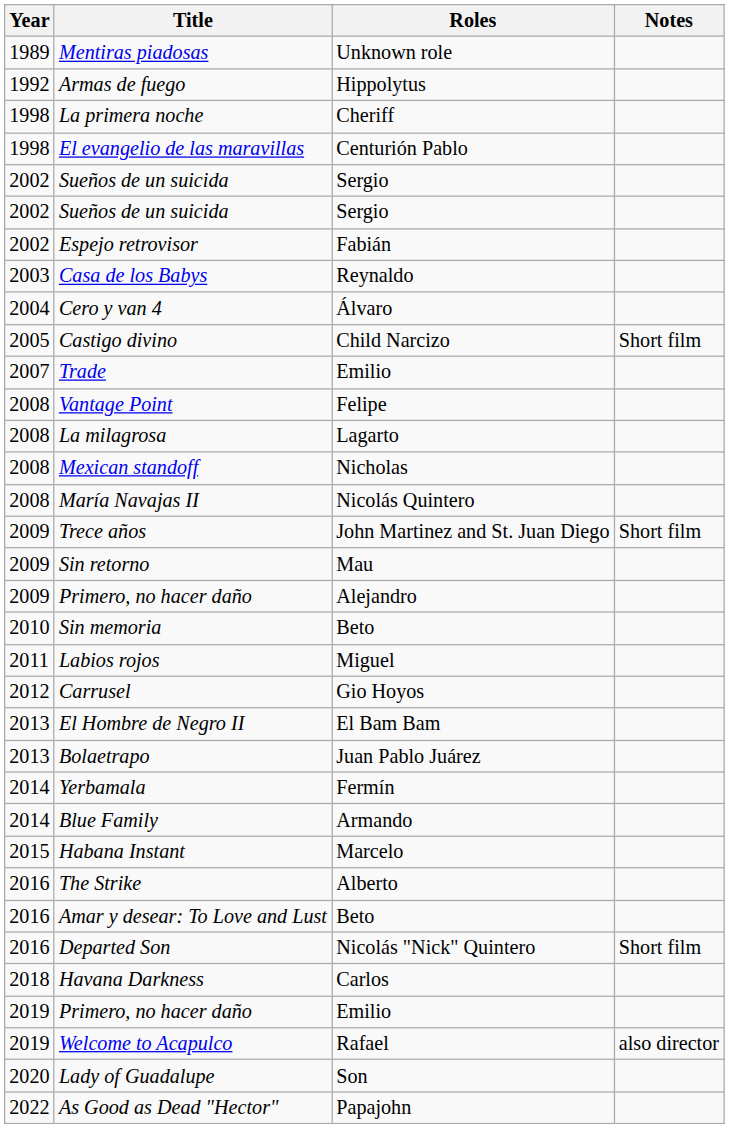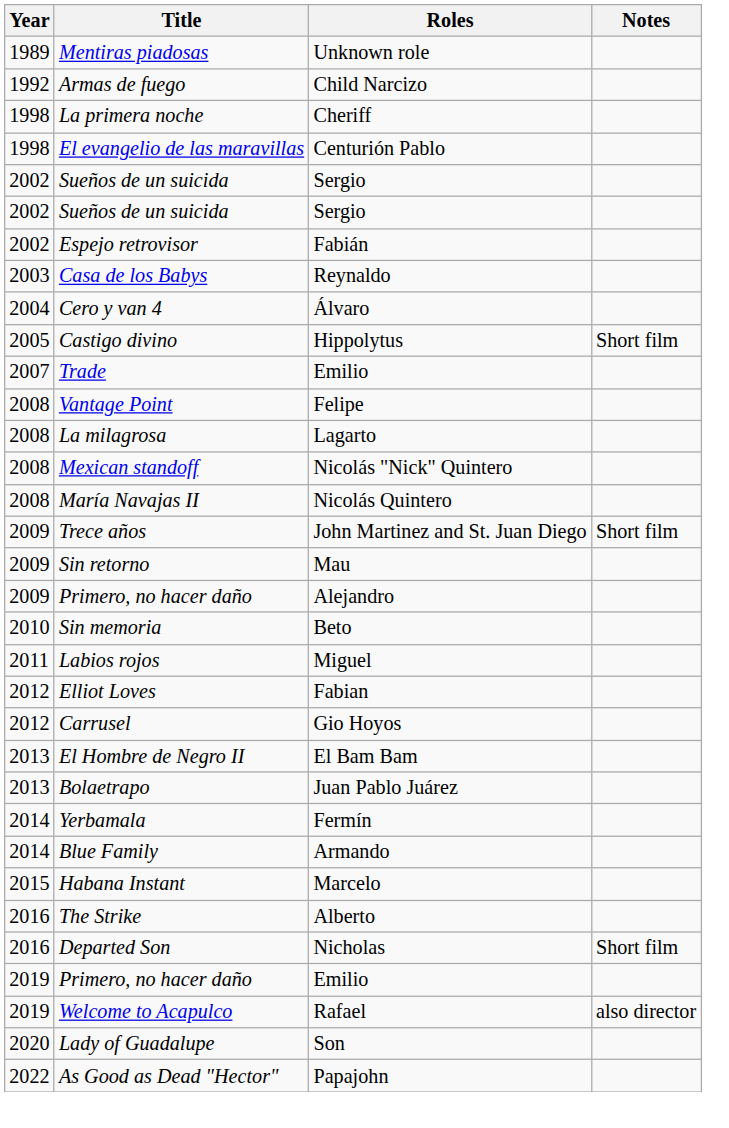(381, 84) Hippolytus -> (370, 84) Child Narcizo
(393, 340) Child Narcizo -> (358, 340) Hippolytus
(372, 468) Nicholas -> (413, 468) Nicolás "Nick" Quintero
+ row: (29, 691)
- row: (29, 915)
(436, 947) Nicolás "Nick" Quintero -> (349, 947) Nicholas
- row: (29, 979)
